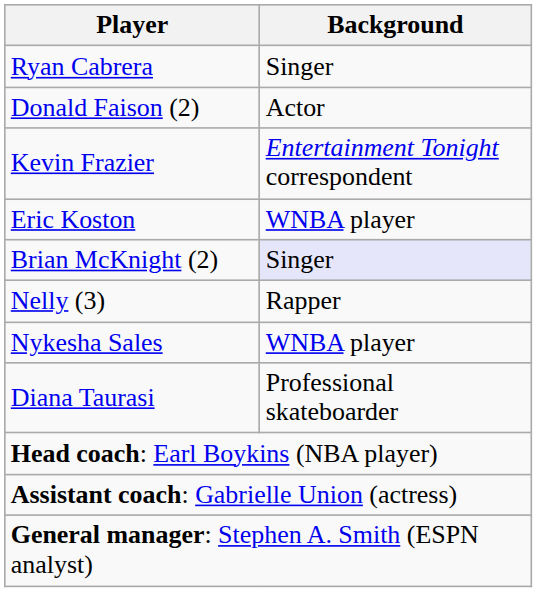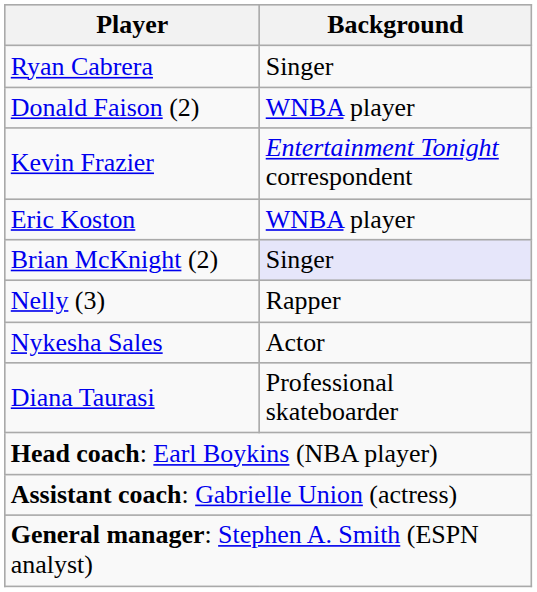(295, 107) Actor -> (340, 107) WNBA player
(340, 341) WNBA player -> (295, 341) Actor
